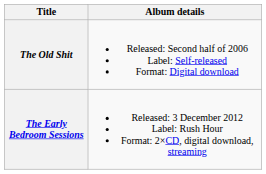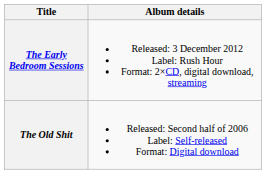rows swapped: (46, 54) <-> (46, 129)
